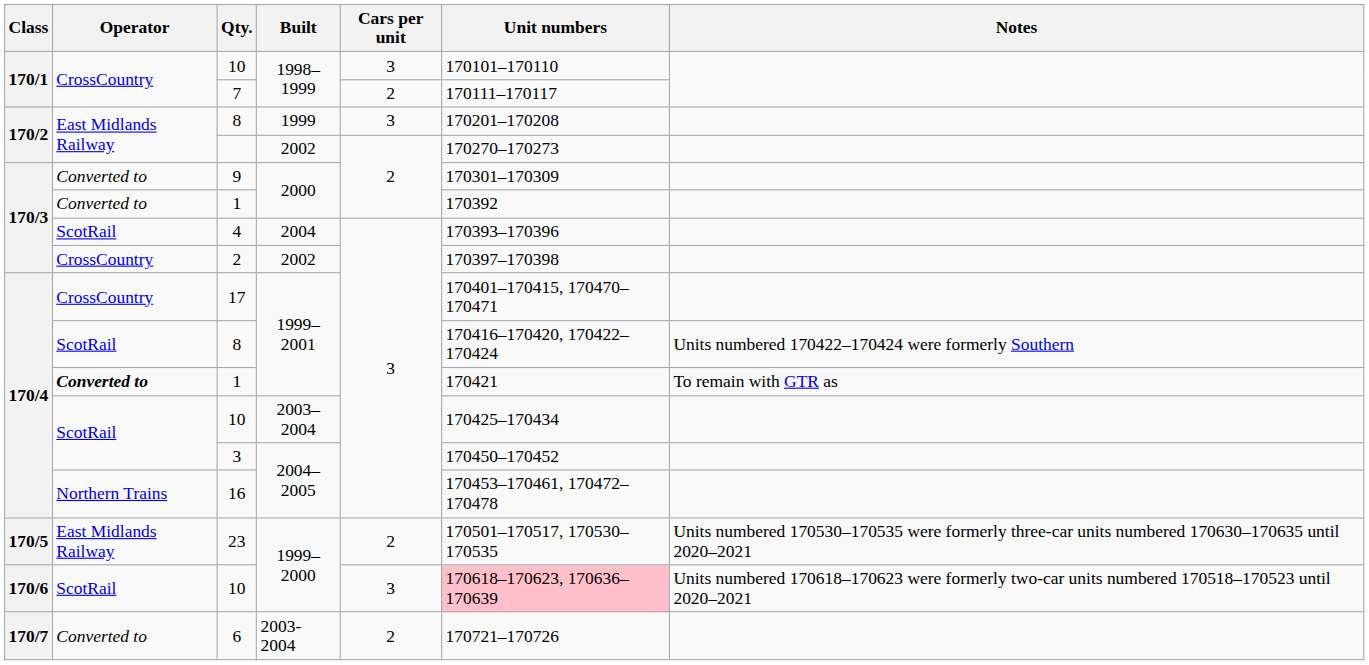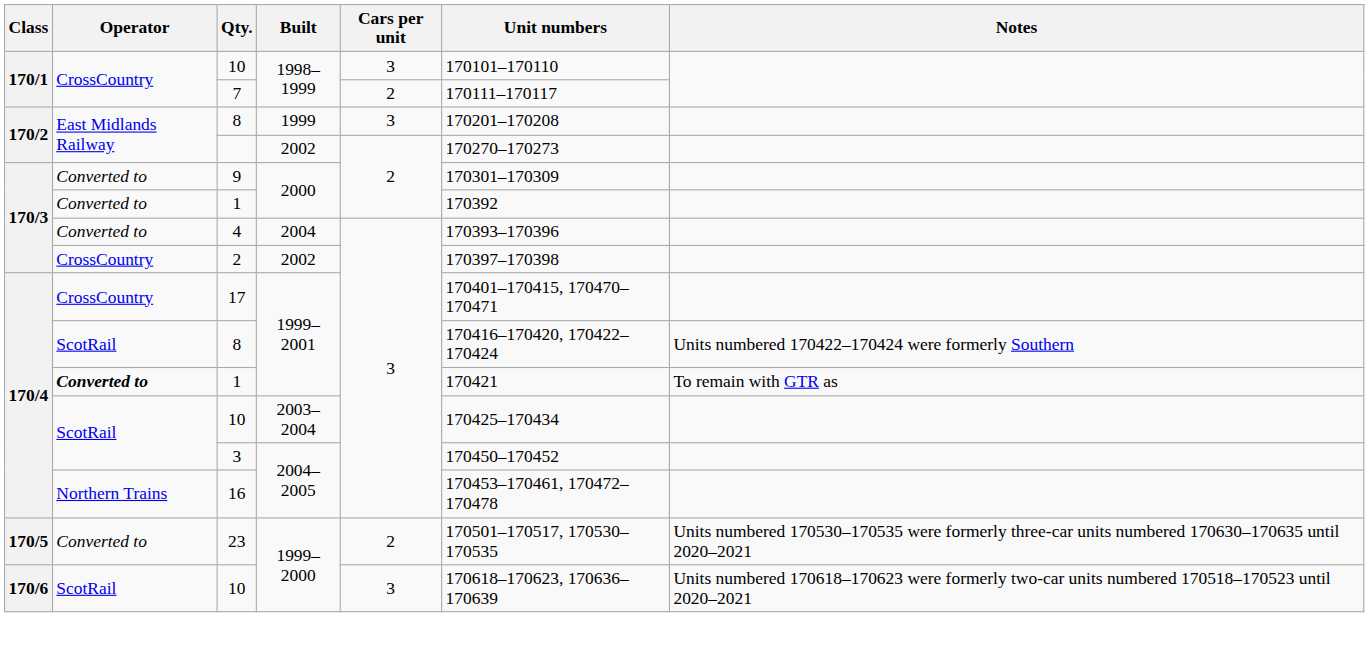(86, 231) ScotRail -> (102, 231) Converted to
(106, 541) East Midlands Railway -> (102, 541) Converted to
(537, 588) pink background -> (537, 588) no background
- row: (237, 635)
